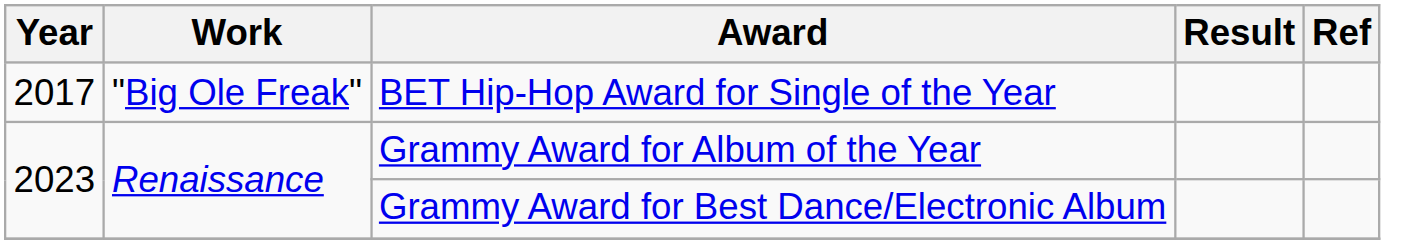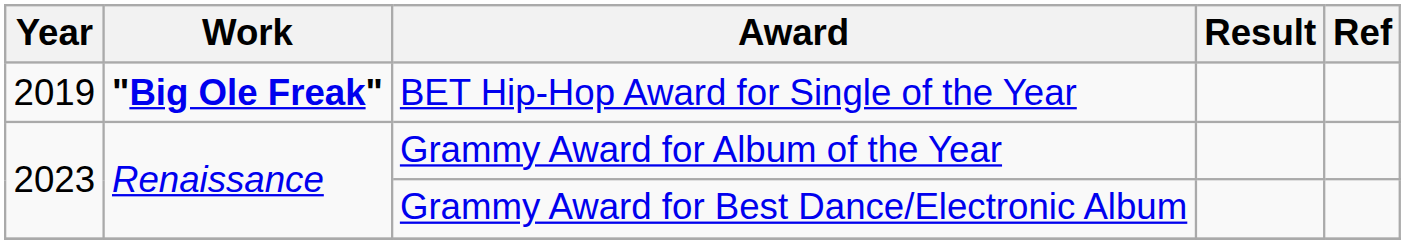(54, 91) 2017 -> (54, 91) 2019
(237, 91) normal -> (247, 91) bold
